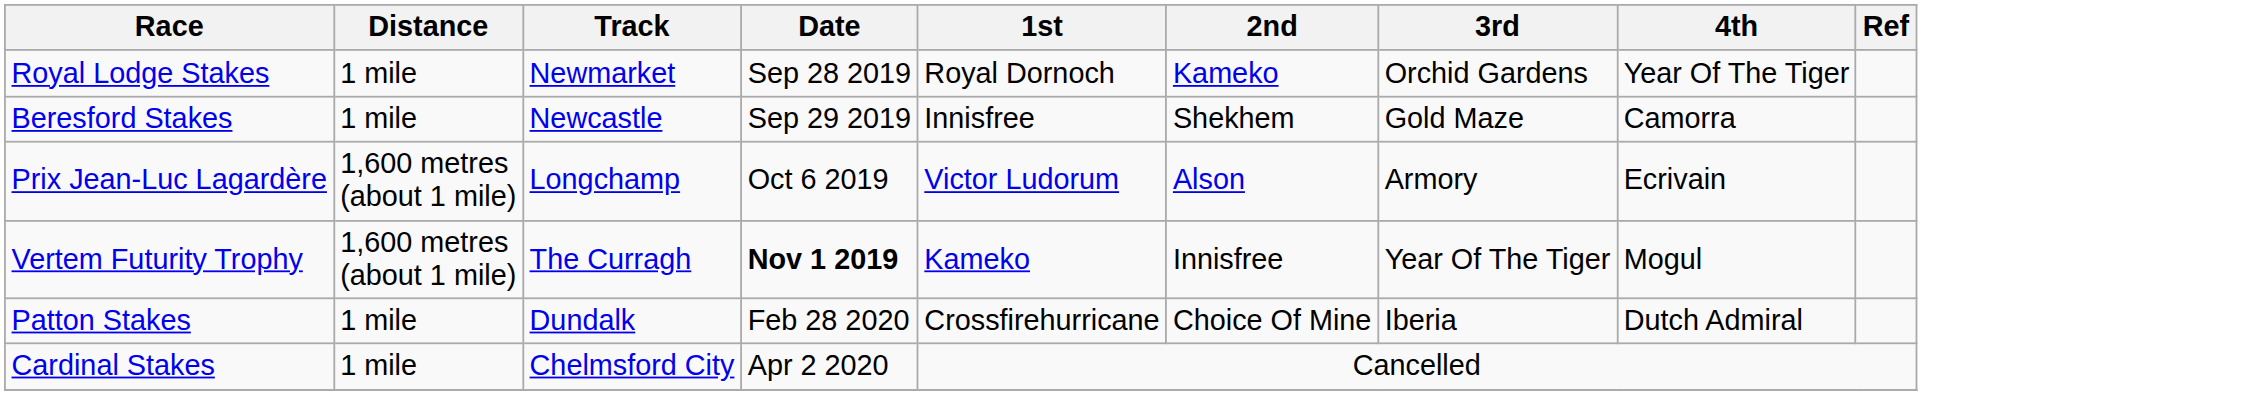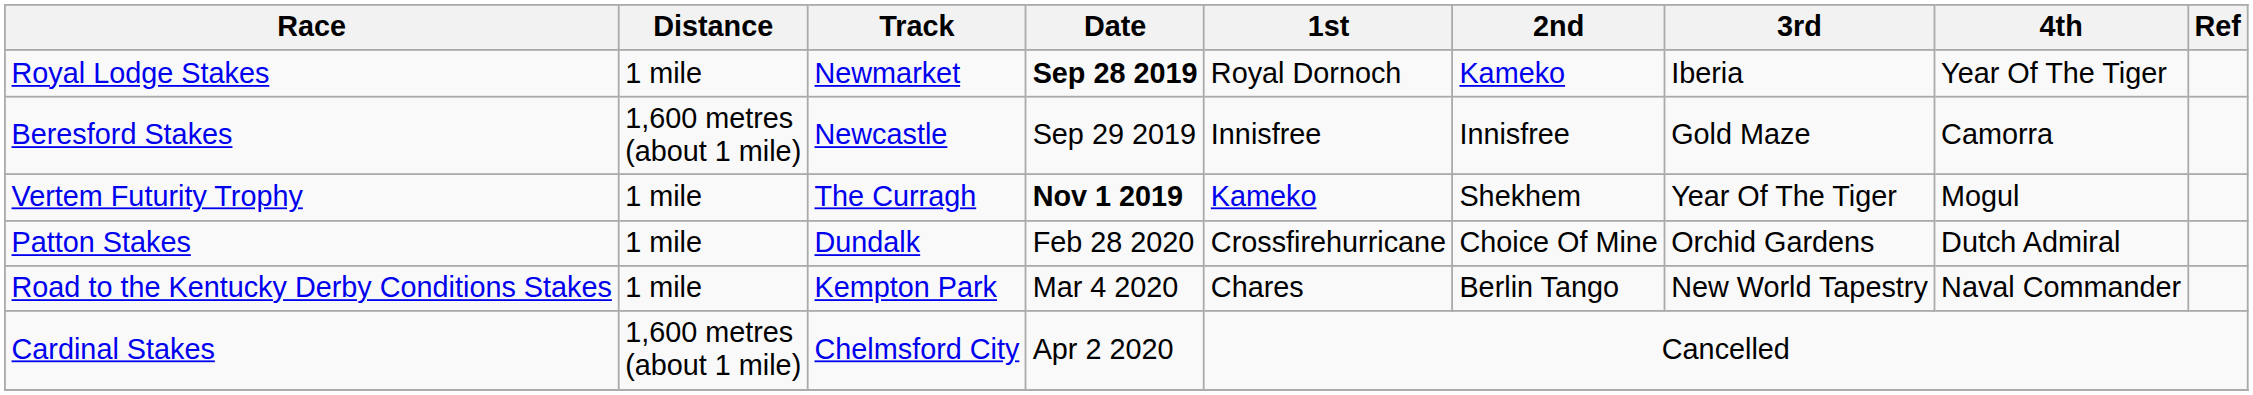(829, 73) normal -> (1115, 73) bold
(1486, 73) Orchid Gardens -> (1707, 73) Iberia
(379, 118) 1 mile -> (713, 134) 1,600 metres (about 1 mile)
(1234, 118) Shekhem -> (1515, 134) Innisfree
- row: (169, 180)
(428, 258) 1,600 metres (about 1 mile) -> (664, 196) 1 mile
(1228, 258) Innisfree -> (1520, 196) Shekhem
(1421, 320) Iberia -> (1773, 242) Orchid Gardens
+ row: (312, 288)
(379, 366) 1 mile -> (713, 349) 1,600 metres (about 1 mile)
